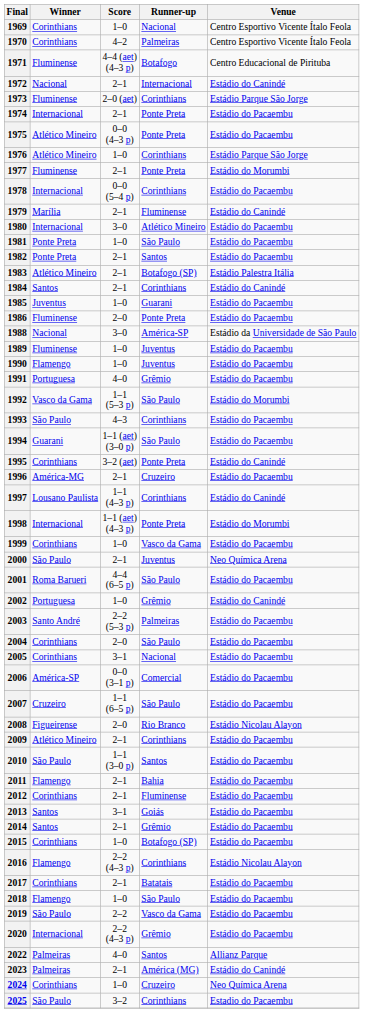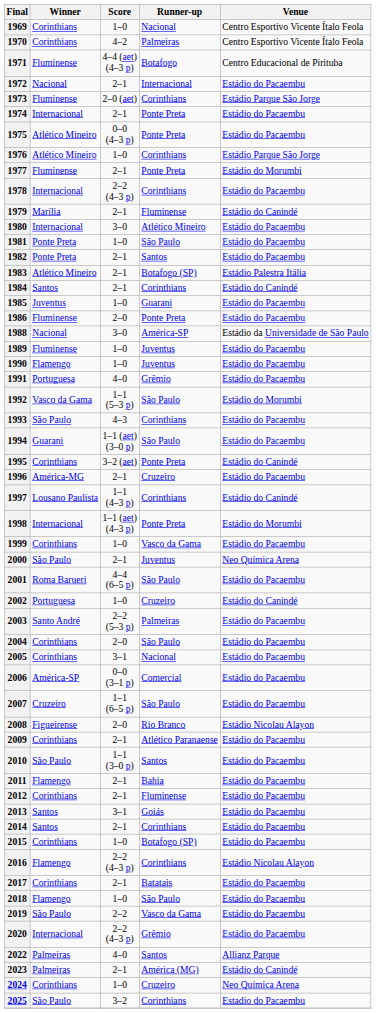(248, 83) Estádio do Canindé -> (264, 83) Estádio do Pacaembu
(120, 191) 0–0 (5–4 p) -> (120, 191) 2–2 (4–3 p)
(156, 600) Grêmio -> (158, 600) Cruzeiro
(64, 739) Atlético Mineiro -> (55, 739) Corinthians
(164, 739) Corinthians -> (180, 739) Atlético Paranaense
(156, 826) Grêmio -> (164, 826) Corinthians
